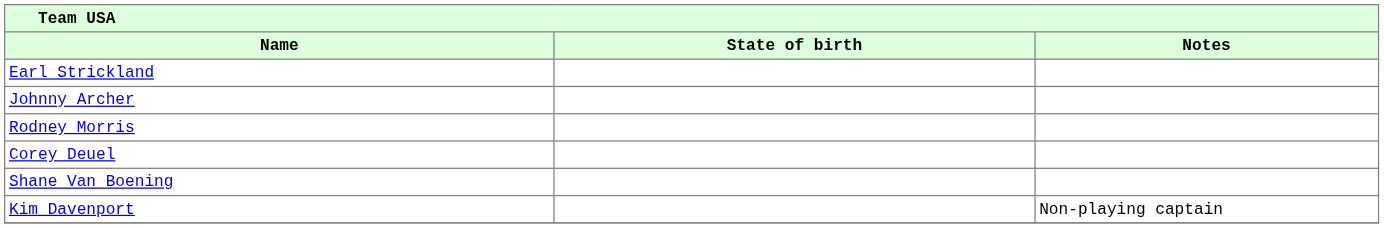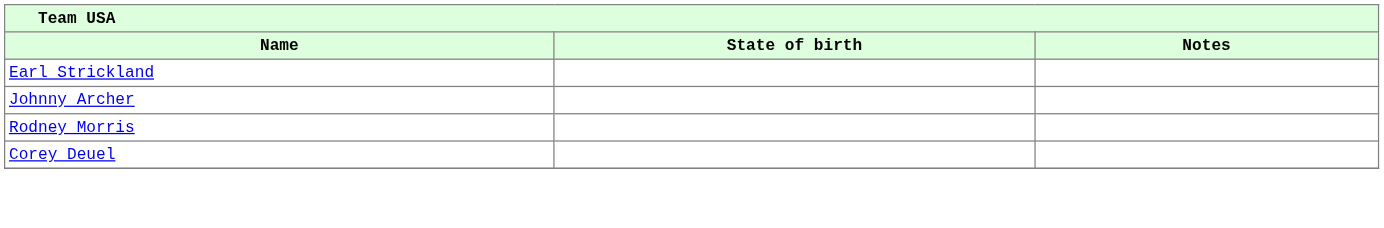- row: (91, 182)
- row: (72, 209)
